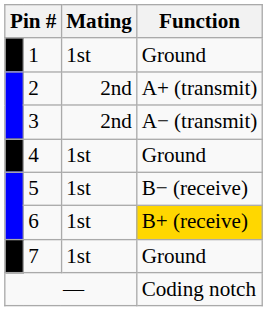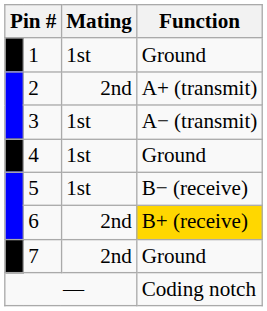(116, 121) 2nd -> (79, 121) 1st
(79, 222) 1st -> (116, 222) 2nd
(79, 255) 1st -> (116, 255) 2nd
